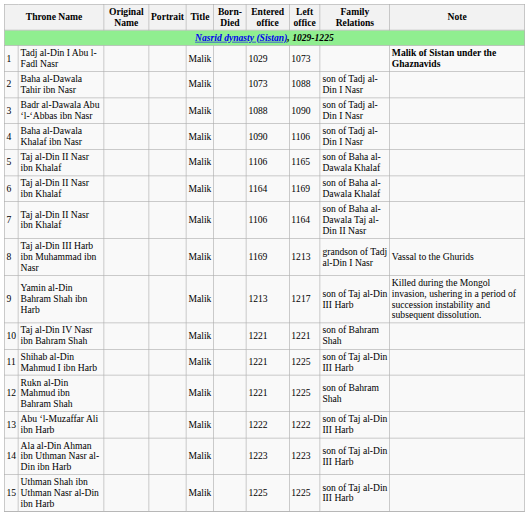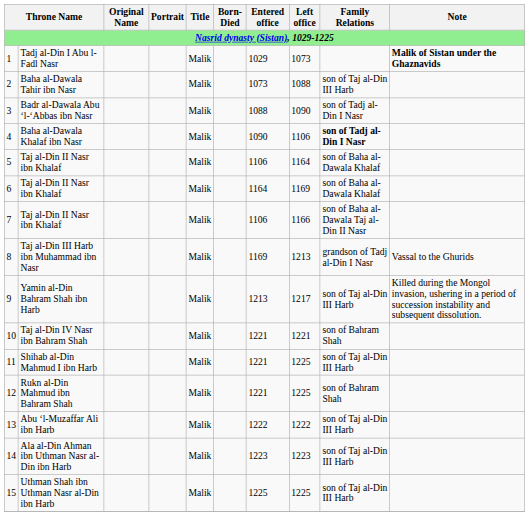(350, 84) son of Tadj al-Din I Nasr -> (355, 84) son of Taj al-Din III Harb
(350, 136) normal -> (352, 136) bold
(301, 162) 1165 -> (301, 162) 1164
(301, 220) 1164 -> (301, 220) 1166
